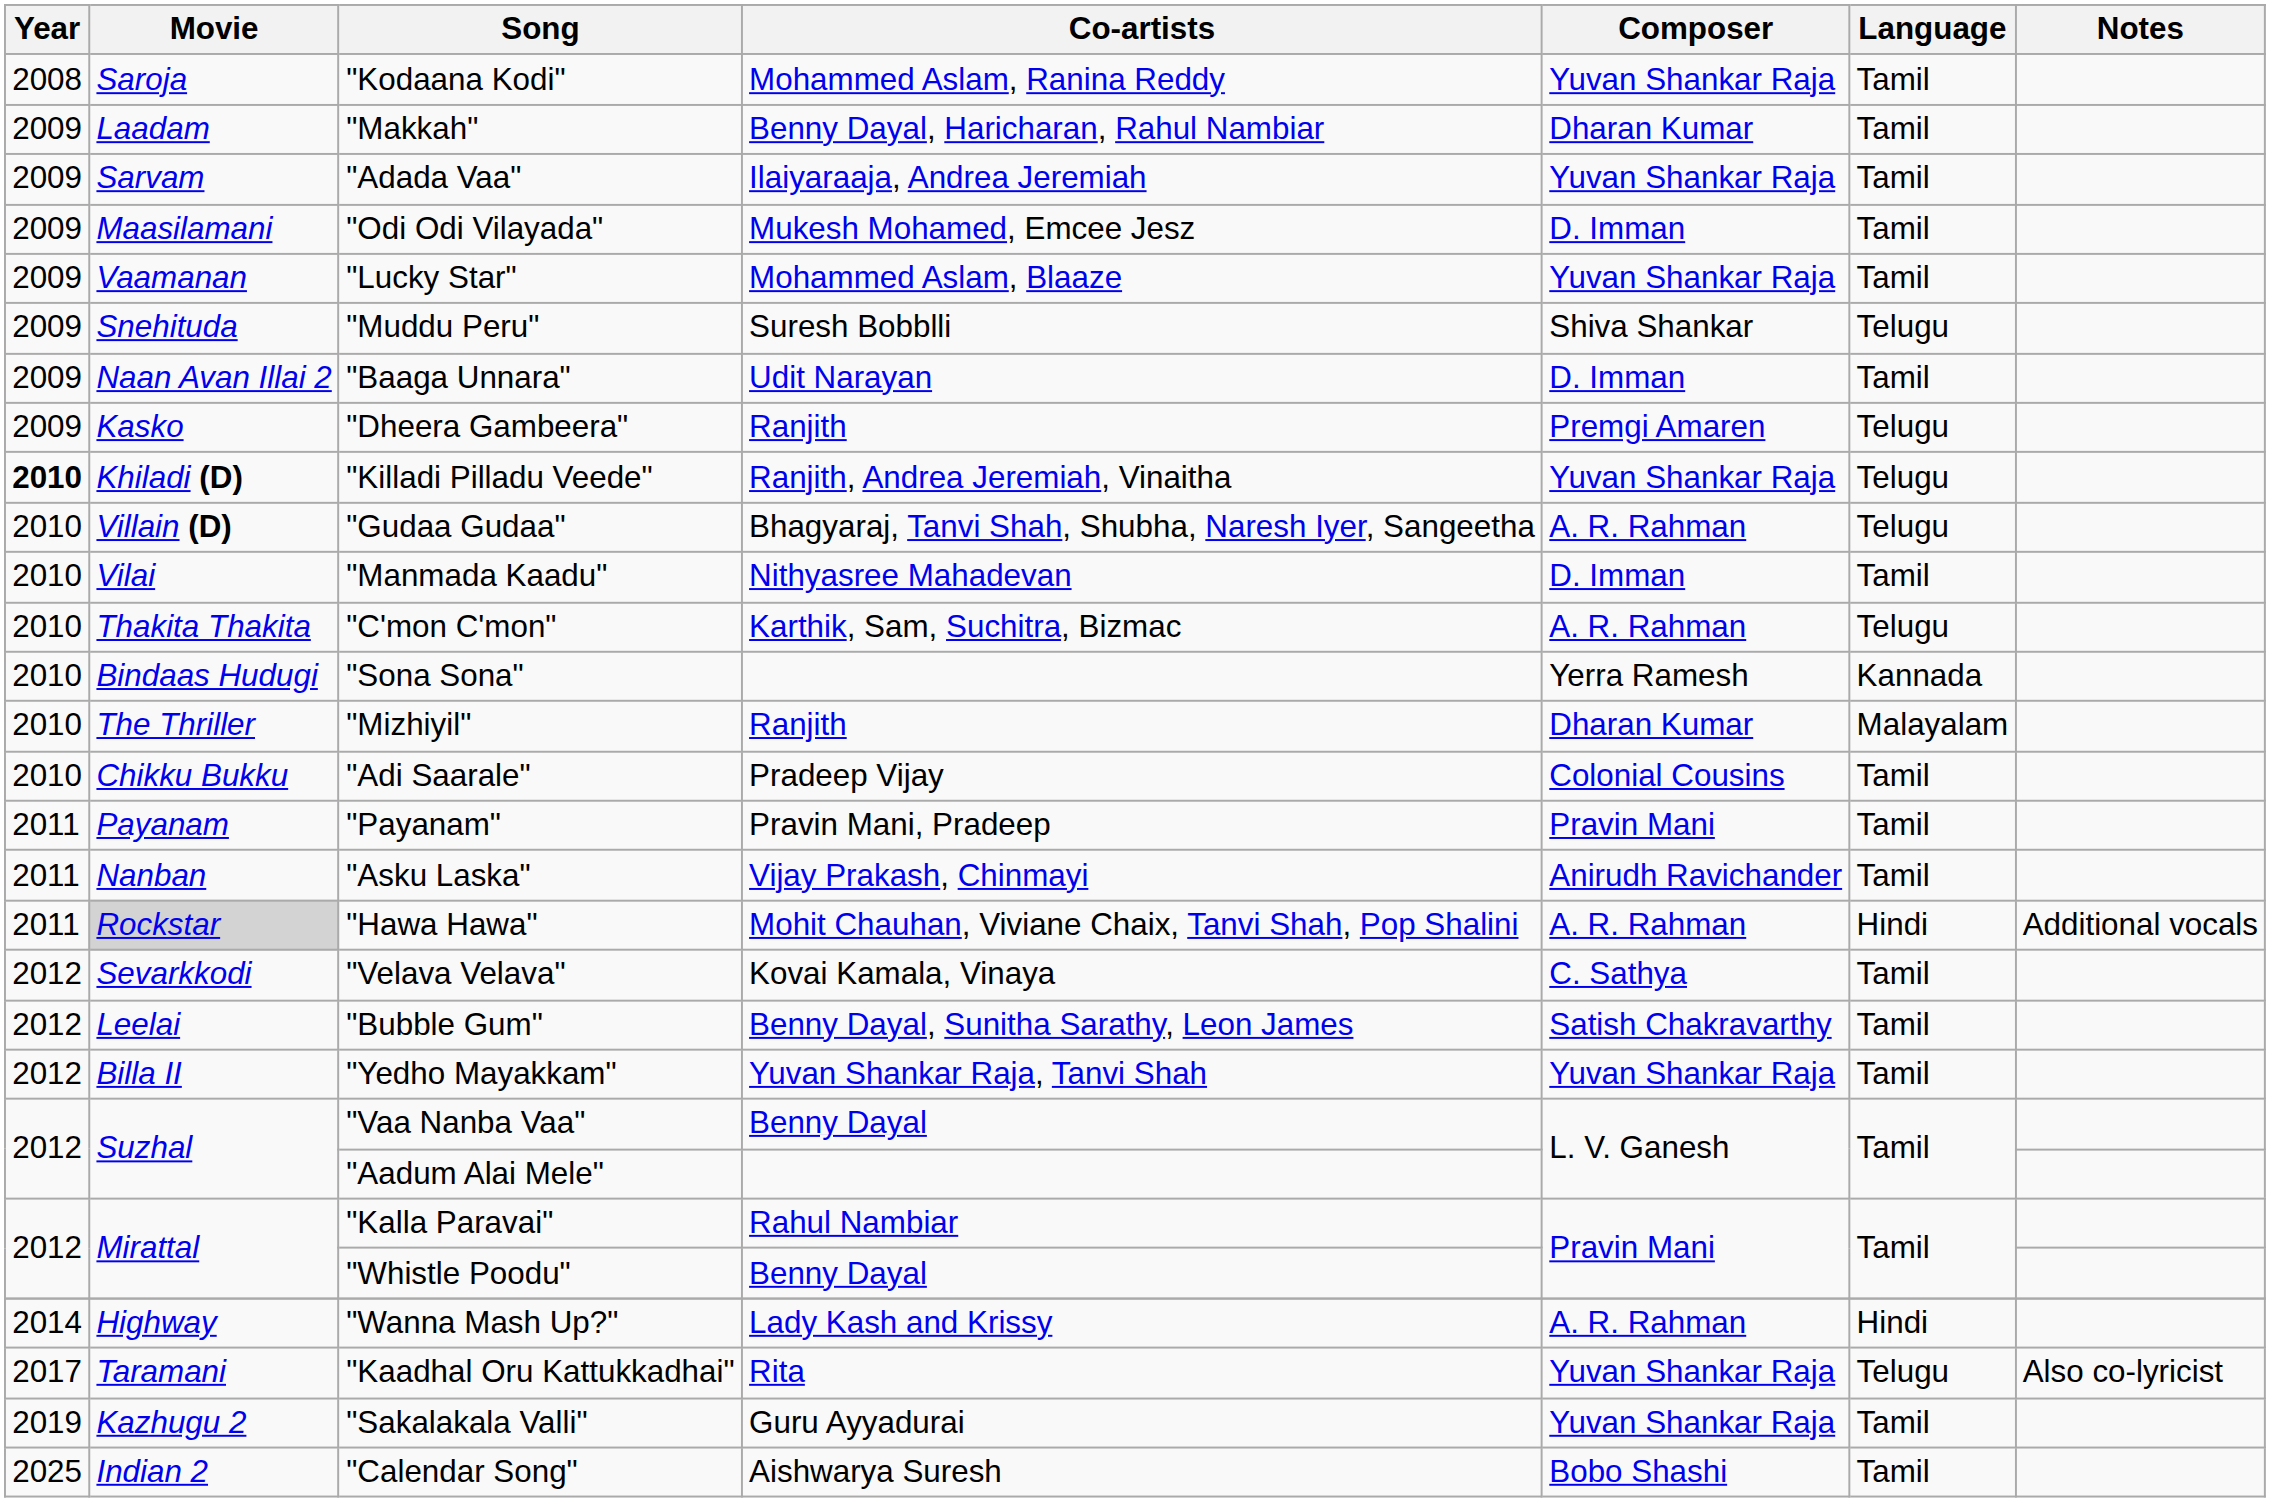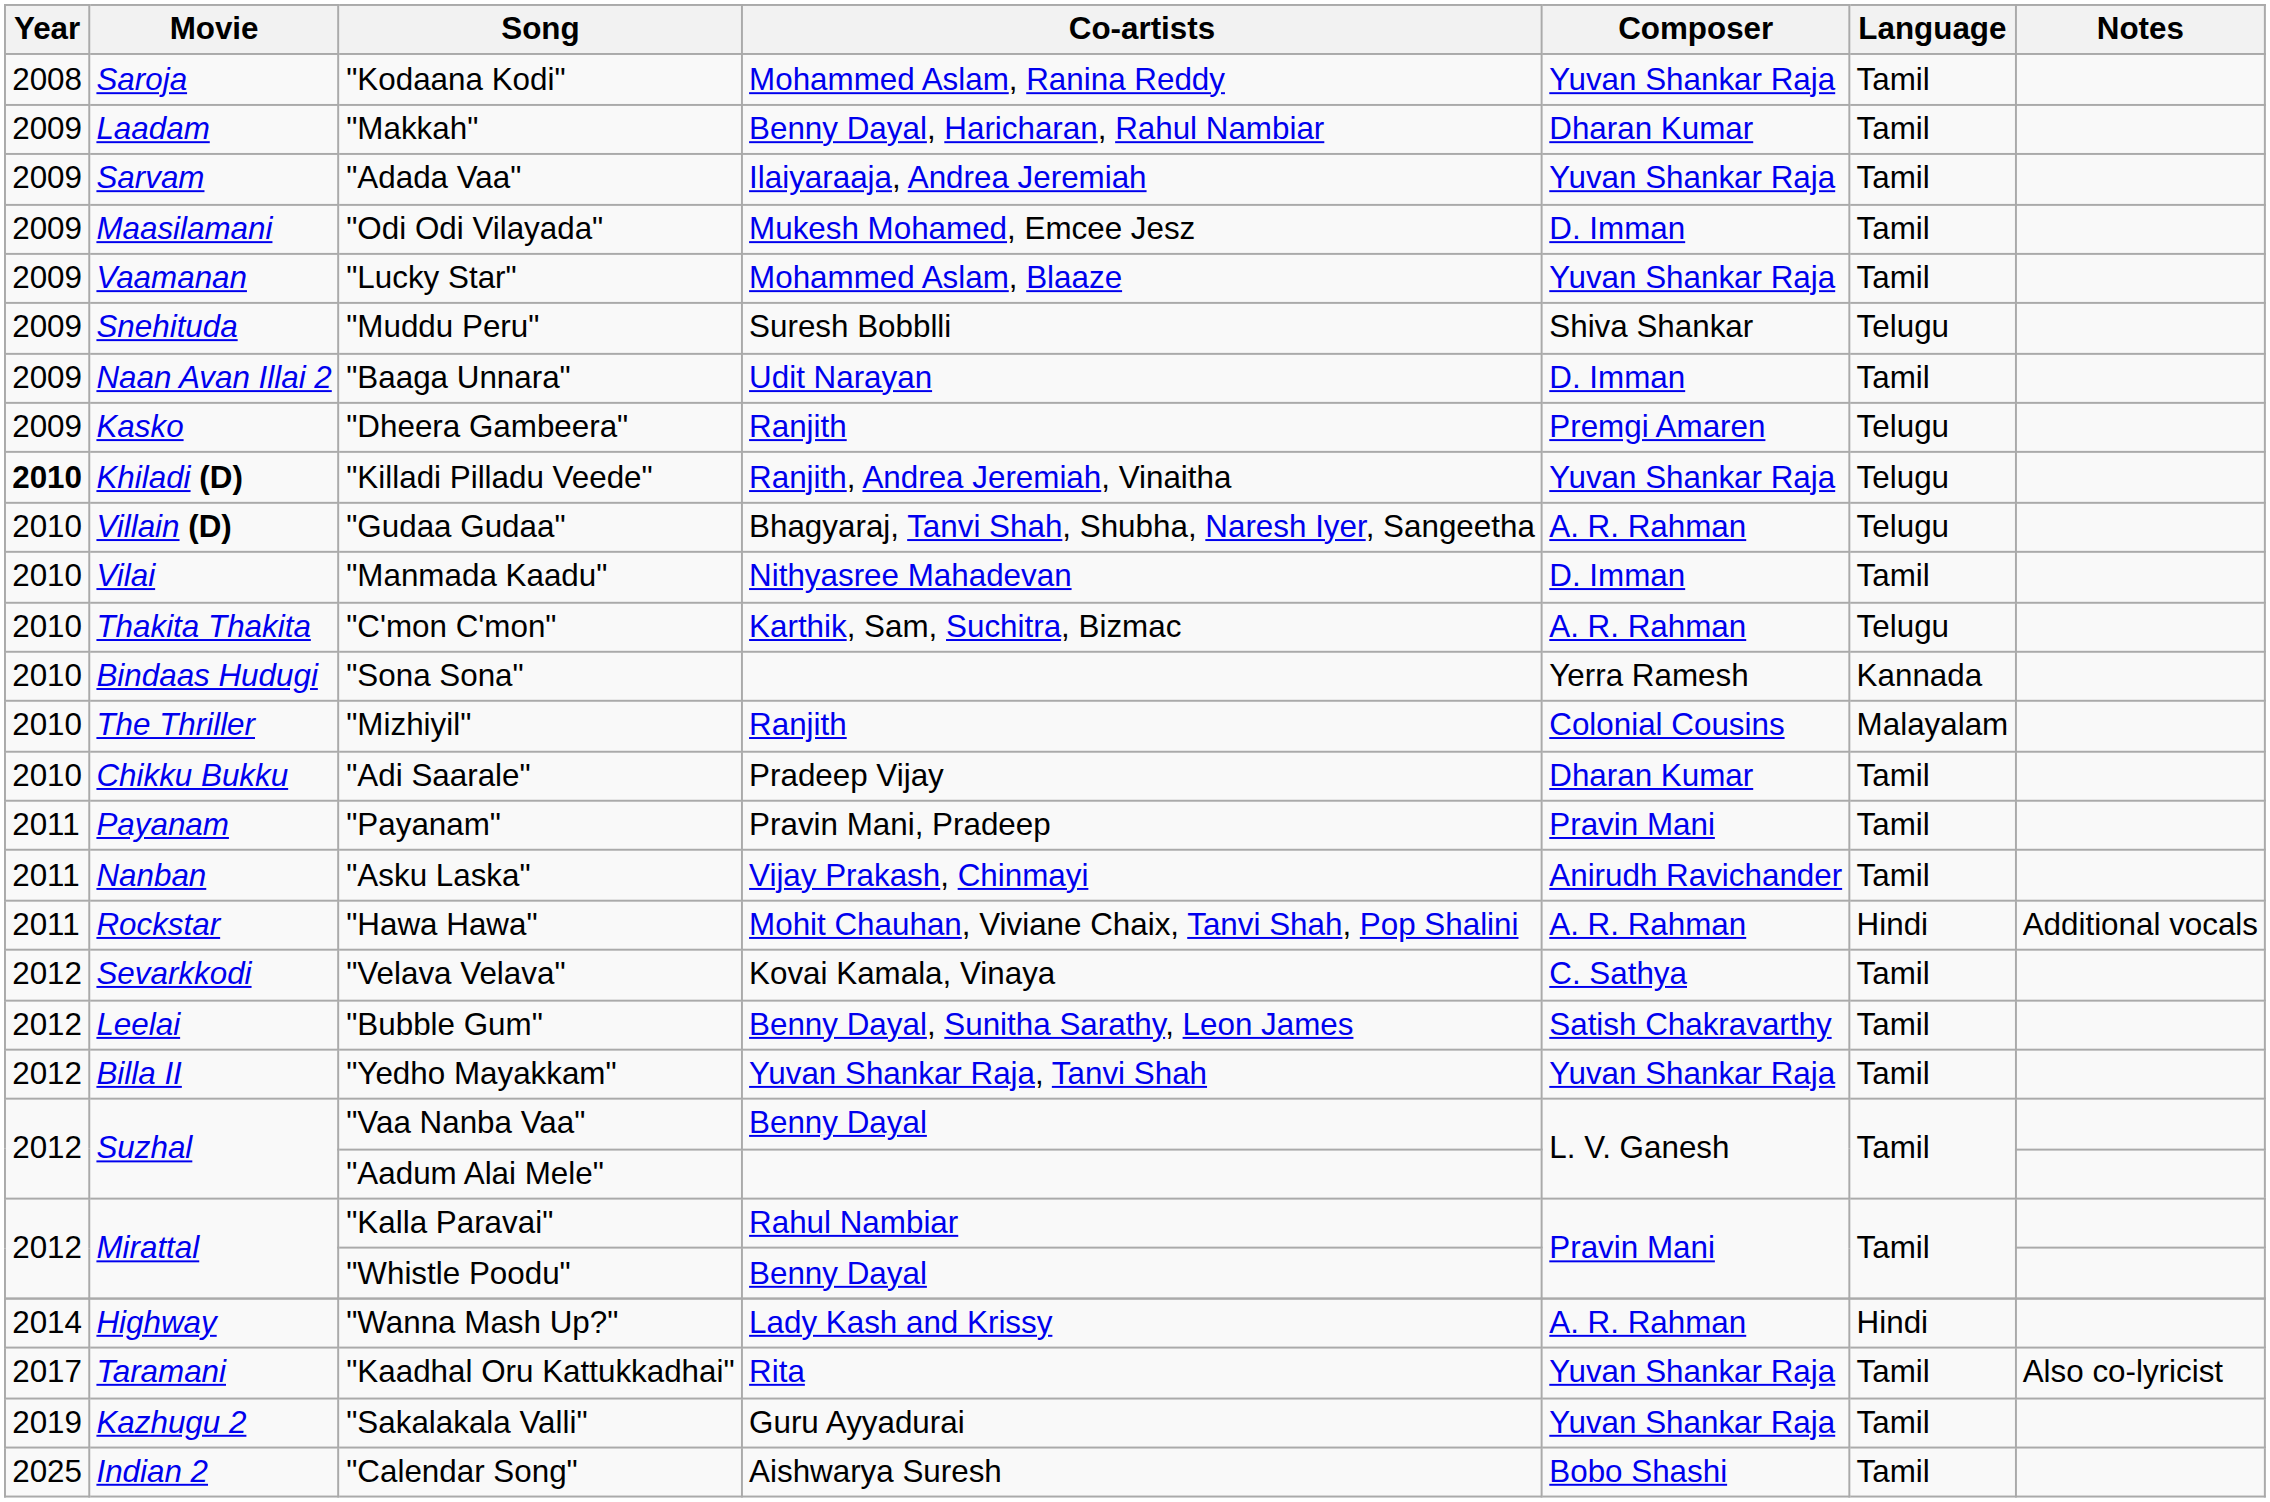(1651, 725) Dharan Kumar -> (1667, 725) Colonial Cousins
(1667, 775) Colonial Cousins -> (1651, 775) Dharan Kumar
(158, 924) lightgrey background -> (158, 924) no background
(1903, 1372) Telugu -> (1893, 1372) Tamil
